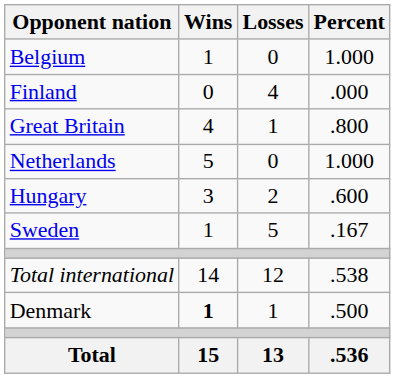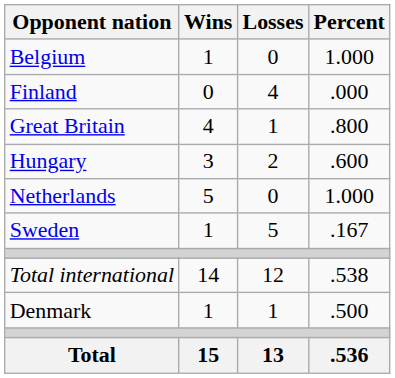rows swapped: (48, 195) <-> (63, 160)
(208, 310) bold -> (208, 310) normal
